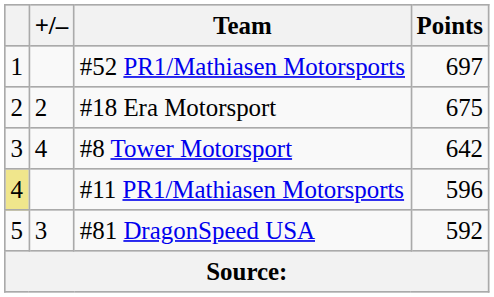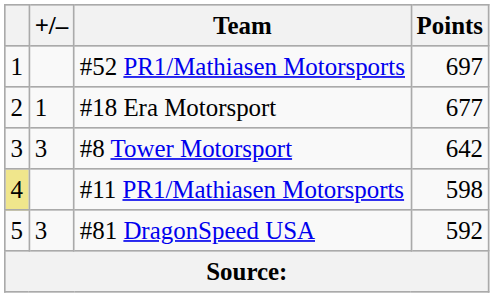(41, 107) 2 -> (41, 107) 1
(464, 107) 675 -> (464, 107) 677
(41, 148) 4 -> (41, 148) 3
(464, 189) 596 -> (464, 189) 598
